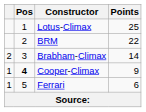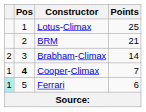(134, 41) 22 -> (134, 41) 21
(136, 71) 9 -> (136, 71) 7
(9, 85) no background -> (9, 85) paleturquoise background
